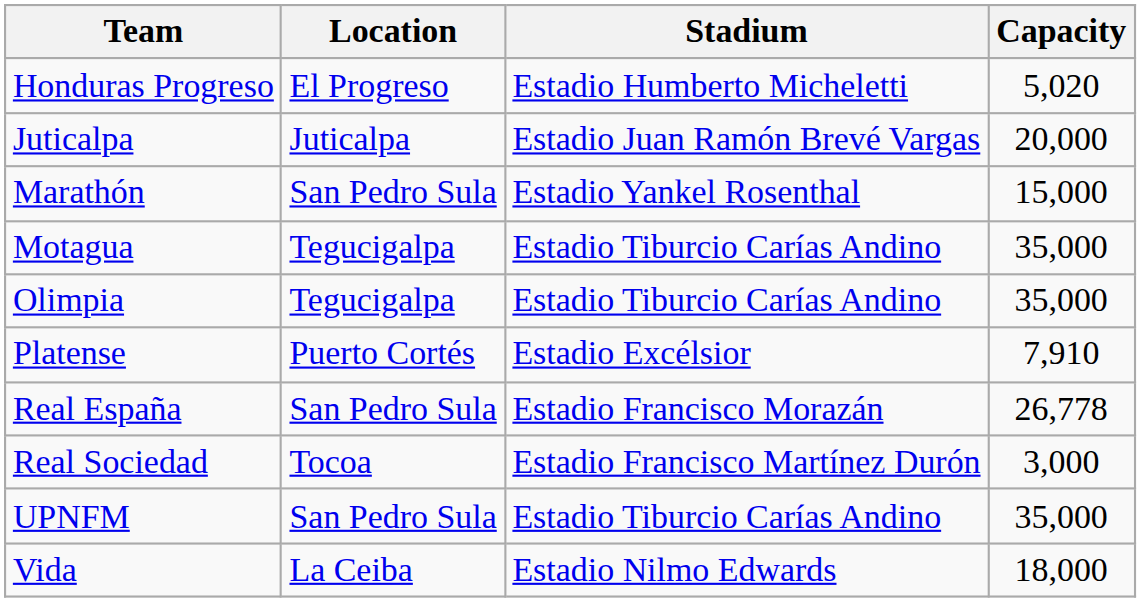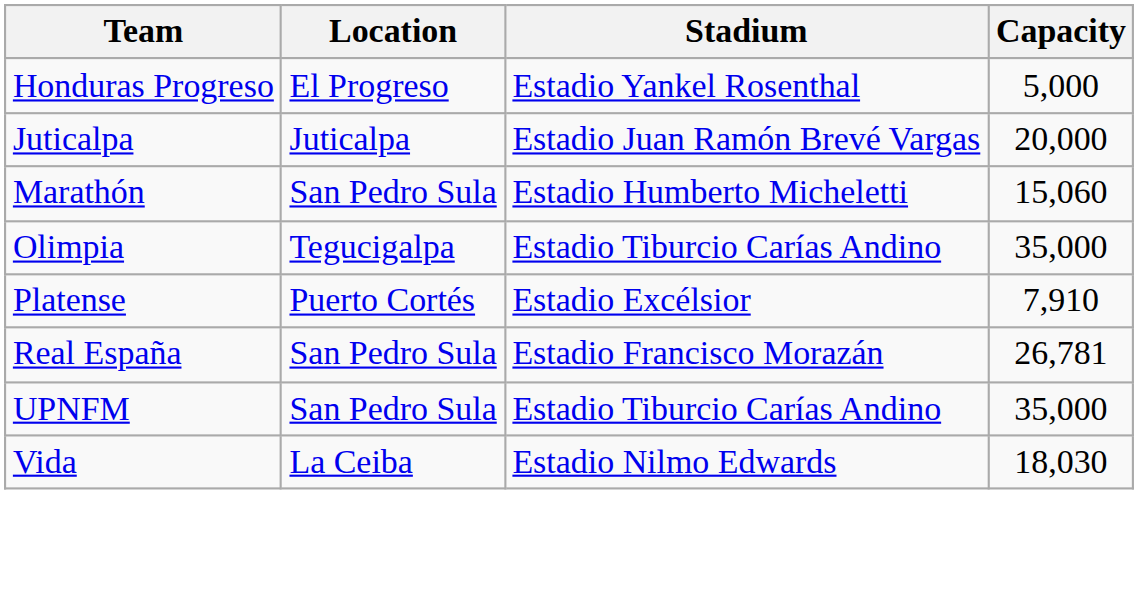(710, 85) Estadio Humberto Micheletti -> (686, 85) Estadio Yankel Rosenthal
(1061, 85) 5,020 -> (1061, 85) 5,000
(686, 192) Estadio Yankel Rosenthal -> (710, 192) Estadio Humberto Micheletti
(1061, 192) 15,000 -> (1061, 192) 15,060
- row: (73, 246)
(1061, 407) 26,778 -> (1061, 354) 26,781
- row: (110, 461)
(1061, 569) 18,000 -> (1061, 461) 18,030
